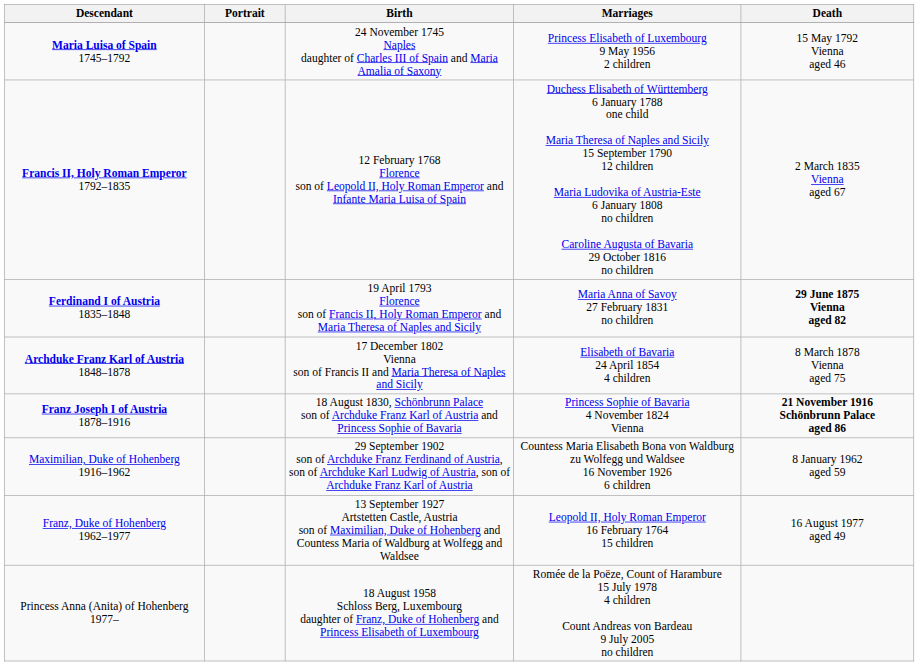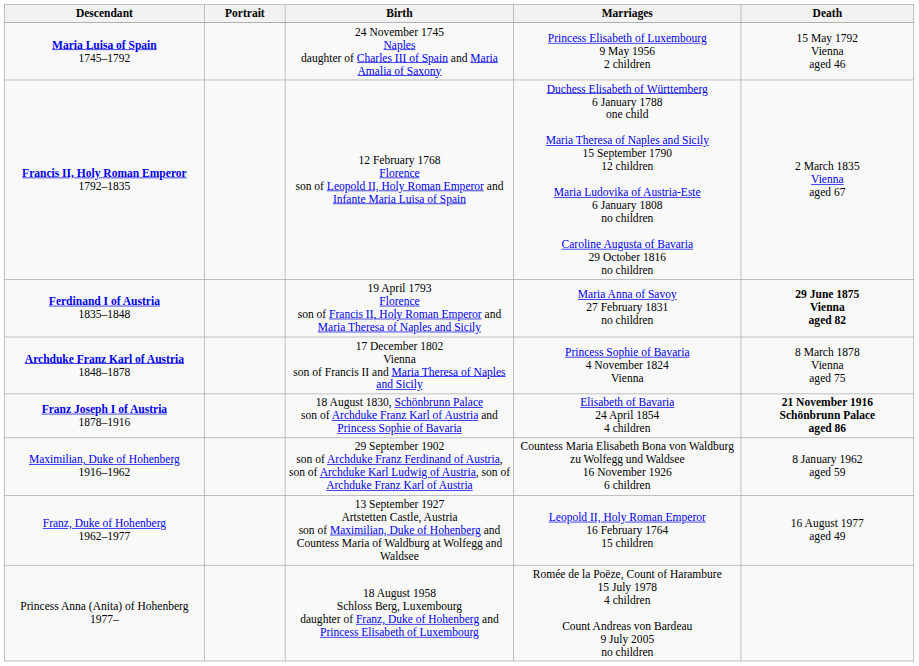(627, 365) Elisabeth of Bavaria 24 April 1854 4 children -> (627, 365) Princess Sophie of Bavaria 4 November 1824 Vienna
(627, 416) Princess Sophie of Bavaria 4 November 1824 Vienna -> (627, 416) Elisabeth of Bavaria 24 April 1854 4 children
